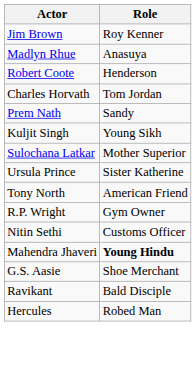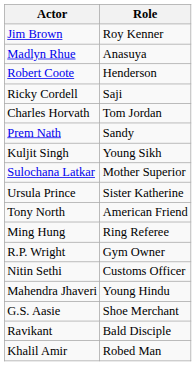+ row: (42, 93)
+ row: (36, 232)
(138, 251) bold -> (136, 291) normal
- row: (29, 311)
+ row: (37, 350)
